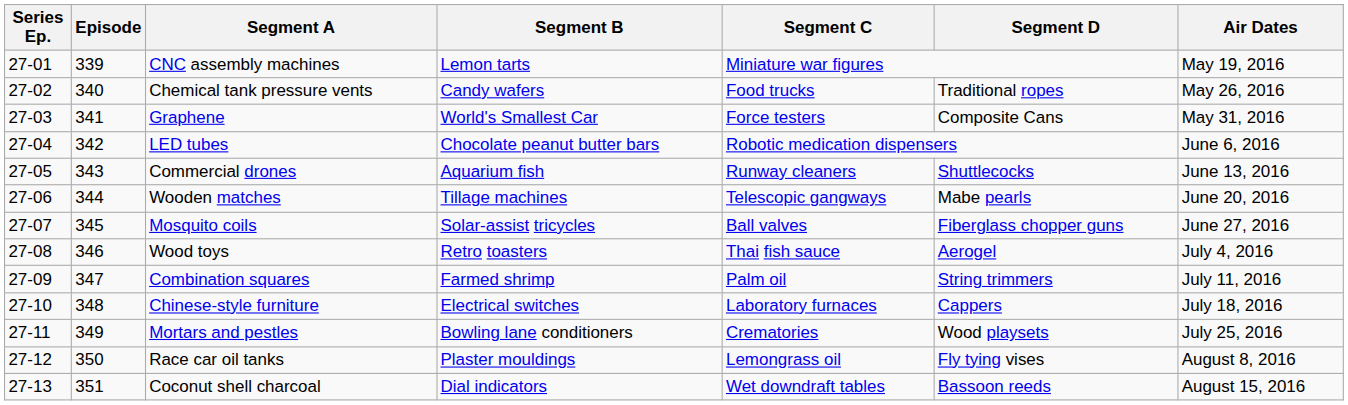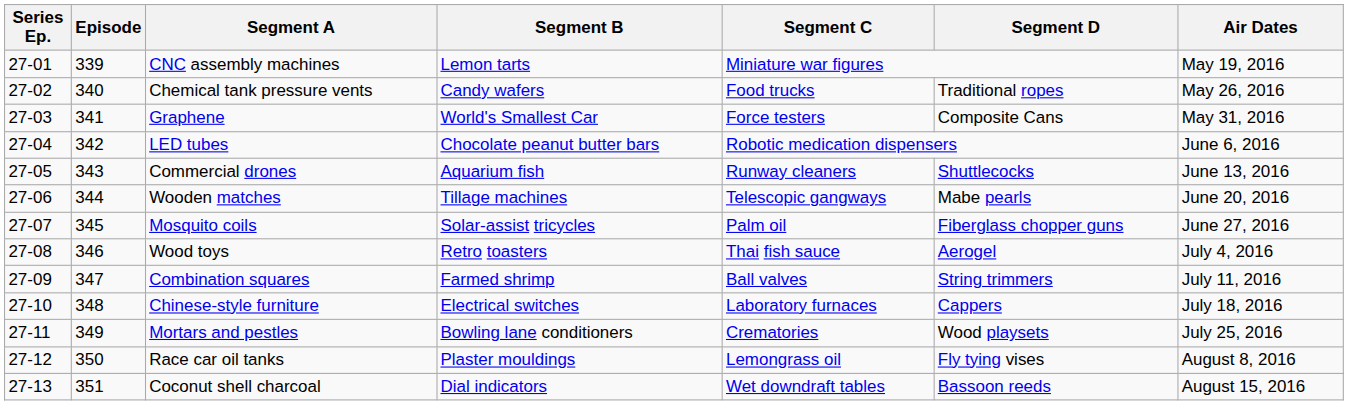(767, 225) Ball valves -> (756, 225) Palm oil
(756, 279) Palm oil -> (767, 279) Ball valves
